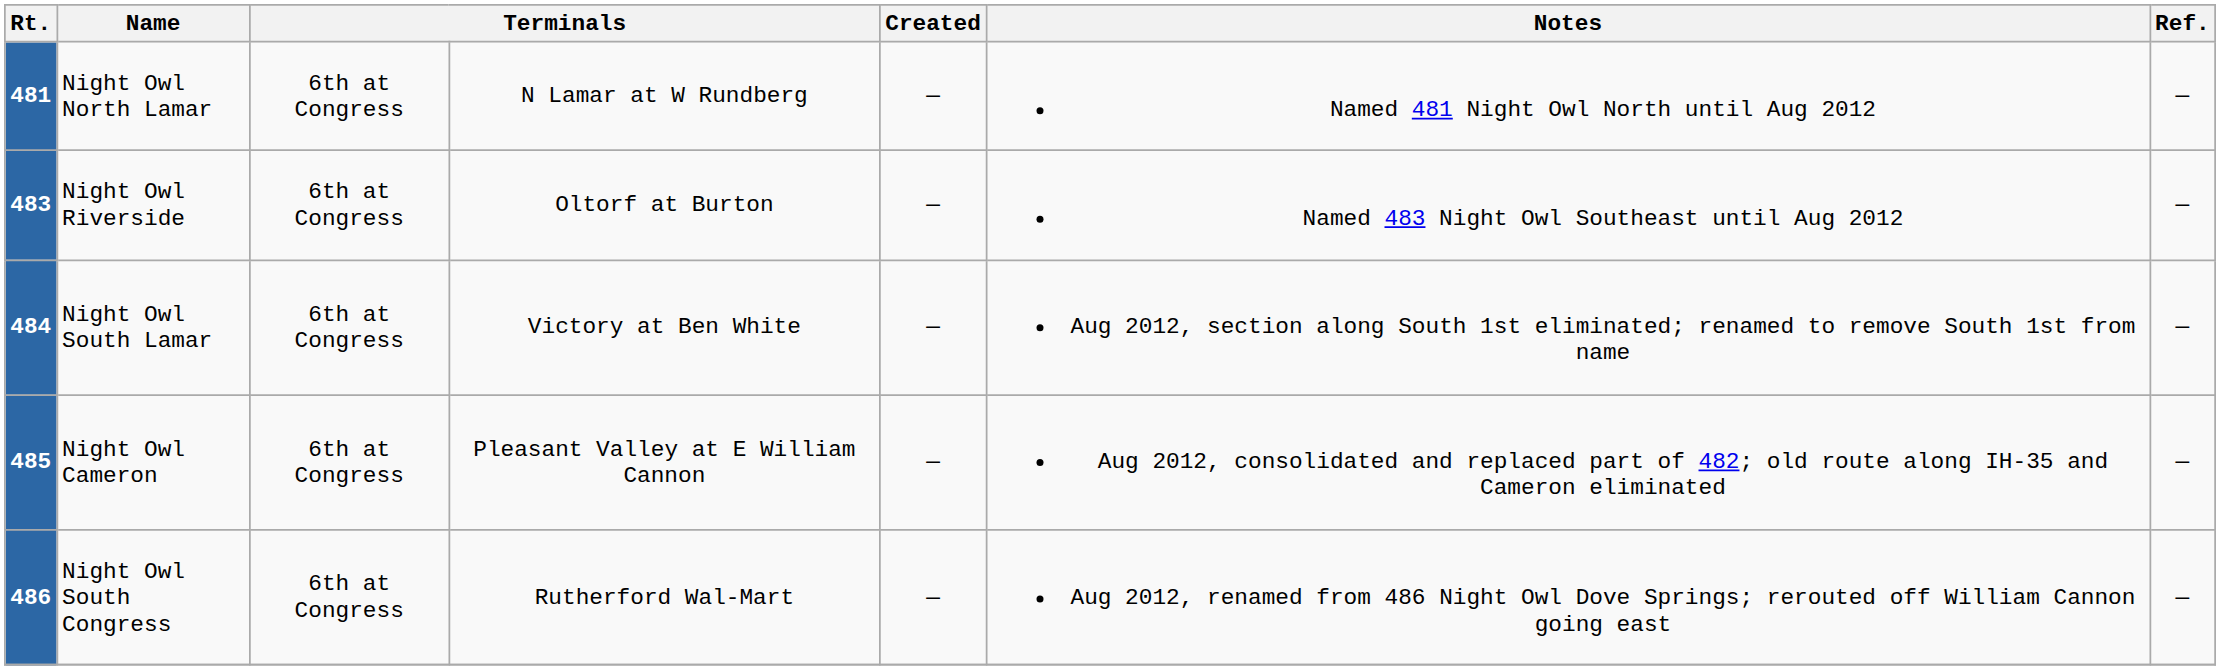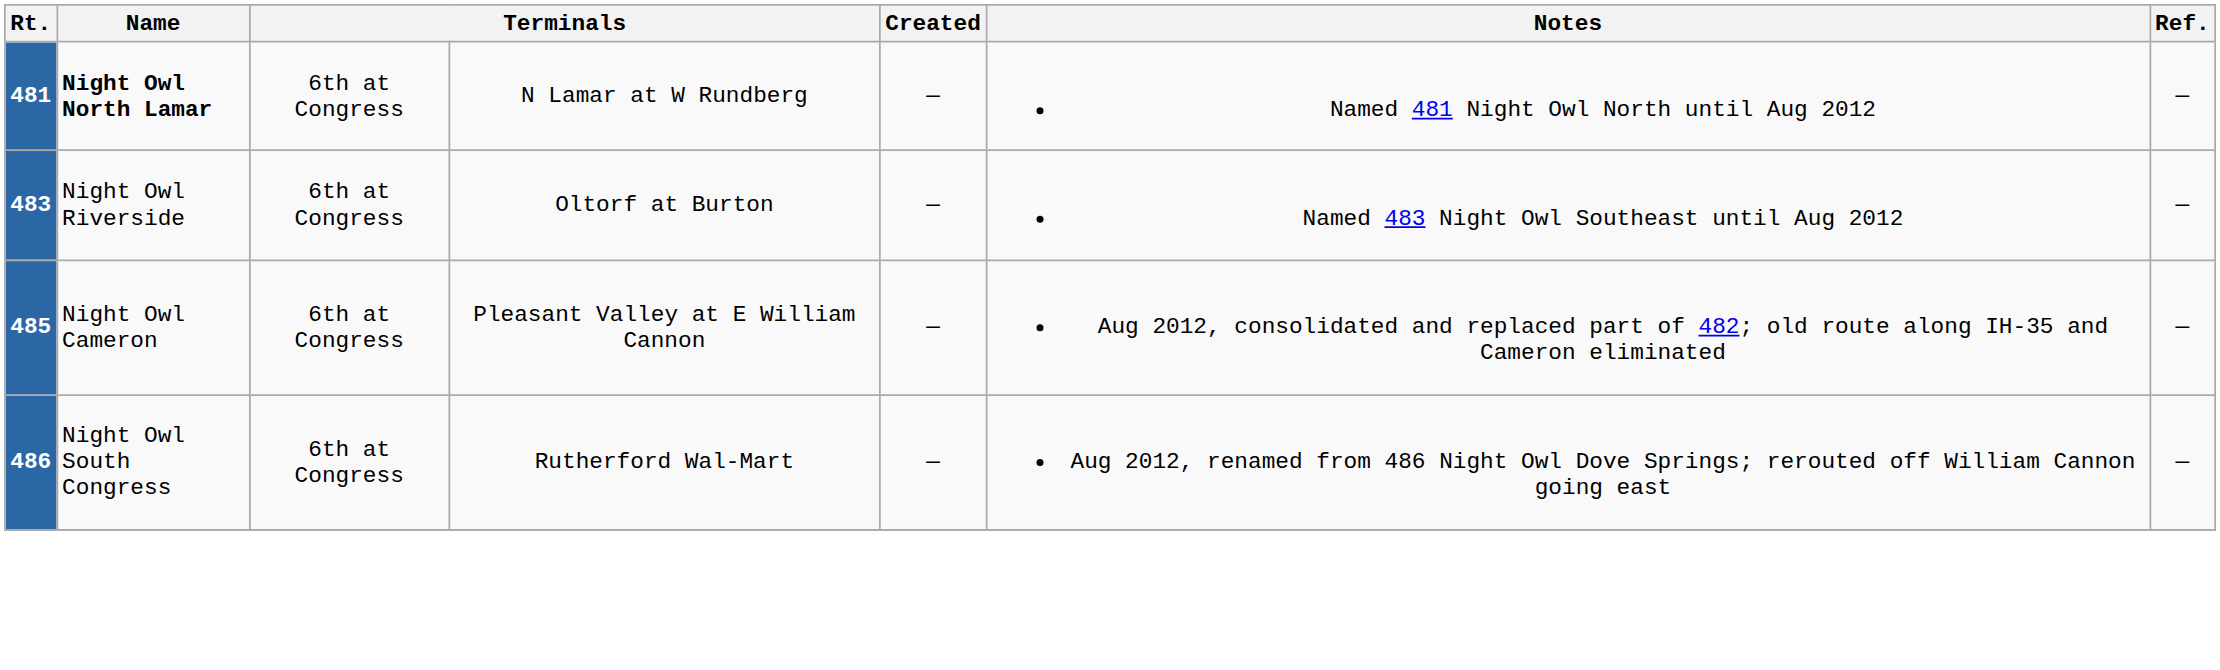(137, 96) normal -> (137, 96) bold
- row: (31, 327)
